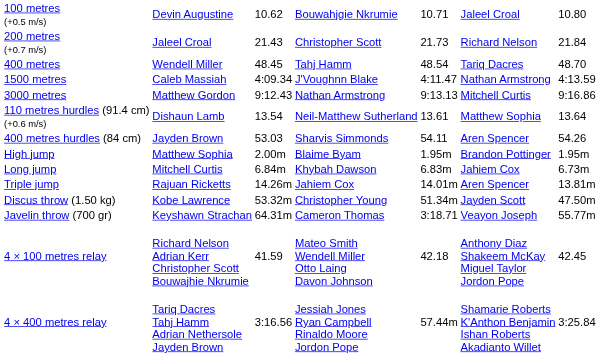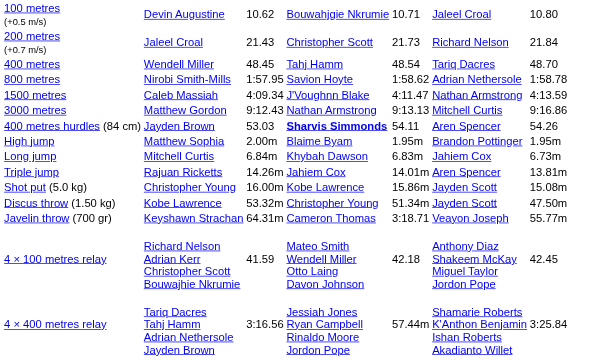+ row: (32, 79)
- row: (77, 117)
(342, 138) normal -> (337, 126) bold
+ row: (46, 187)
